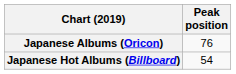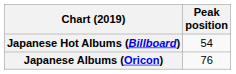rows swapped: (93, 60) <-> (93, 43)
